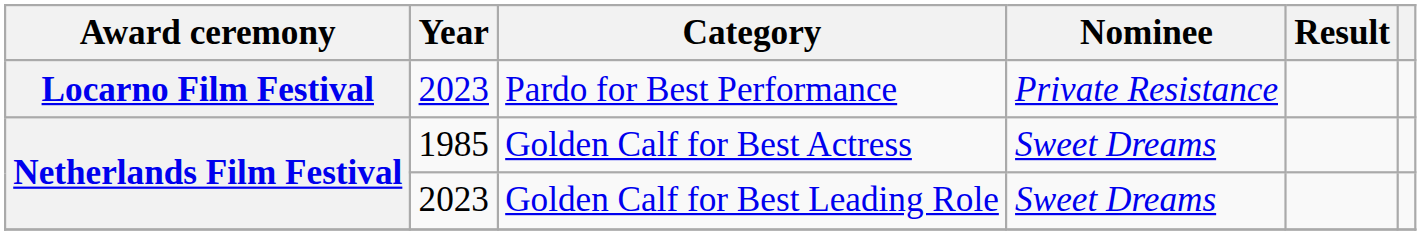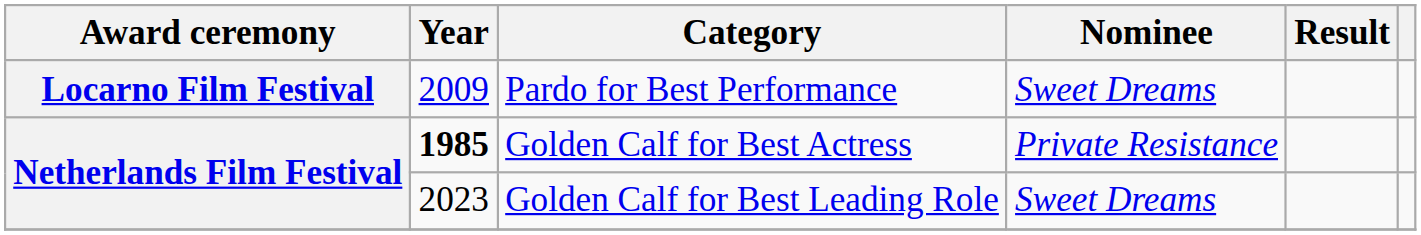(454, 88) 2023 -> (454, 88) 2009
(1147, 88) Private Resistance -> (1116, 88) Sweet Dreams
(454, 144) normal -> (454, 144) bold
(1116, 144) Sweet Dreams -> (1147, 144) Private Resistance
